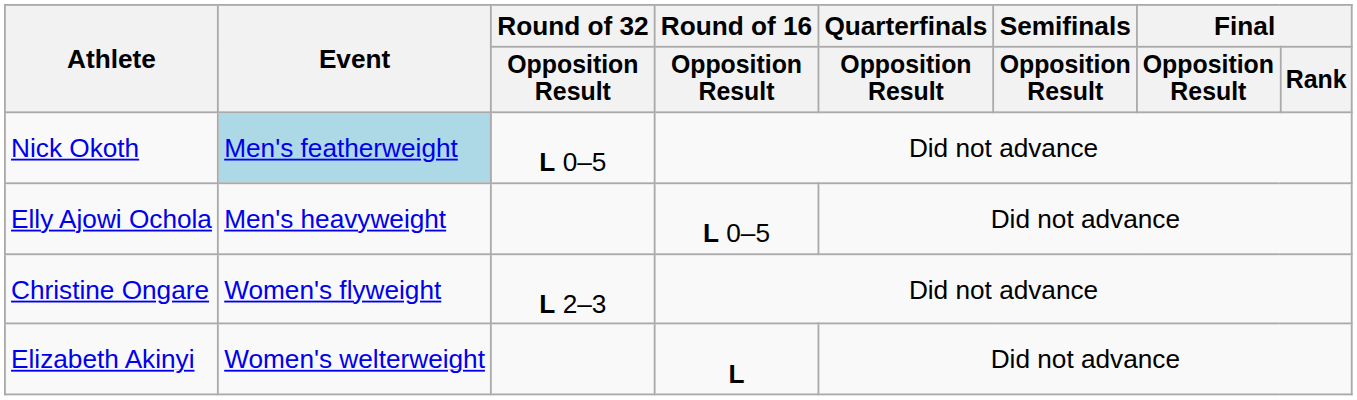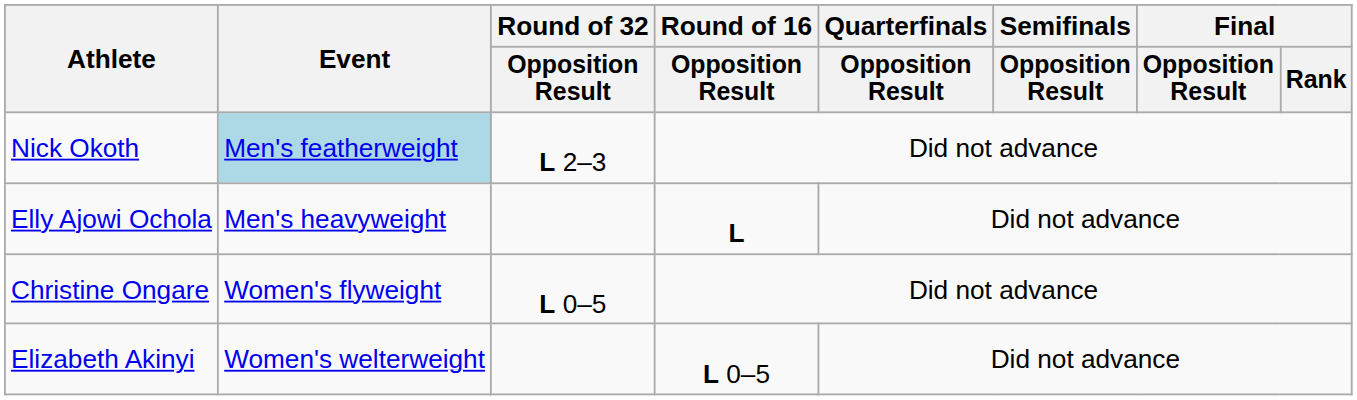(573, 163) L 0–5 -> (573, 163) L 2–3
(736, 233) L 0–5 -> (736, 233) L
(573, 304) L 2–3 -> (573, 304) L 0–5
(736, 374) L -> (736, 374) L 0–5
